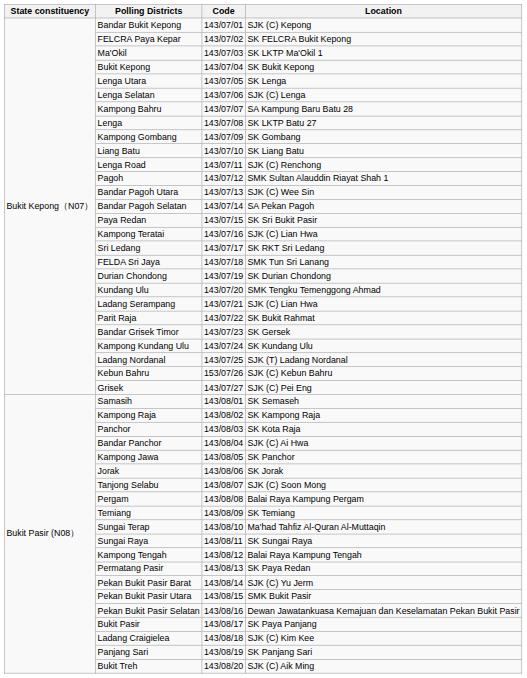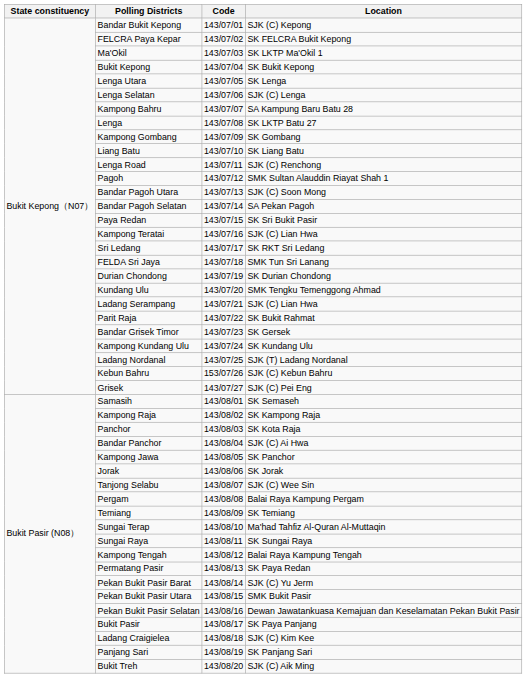(281, 192) SJK (C) Wee Sin -> (287, 192) SJK (C) Soon Mong
(287, 485) SJK (C) Soon Mong -> (281, 485) SJK (C) Wee Sin
